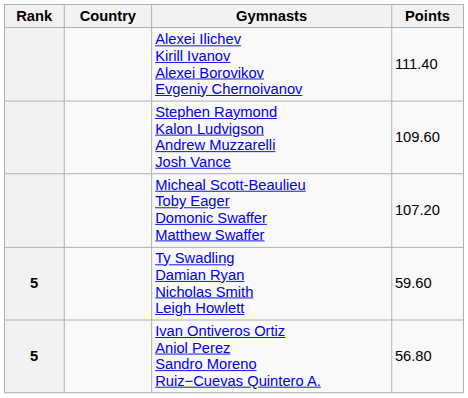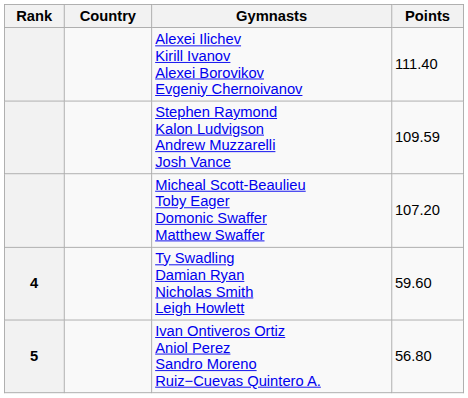(417, 137) 109.60 -> (417, 137) 109.59
(34, 283) 5 -> (34, 283) 4
